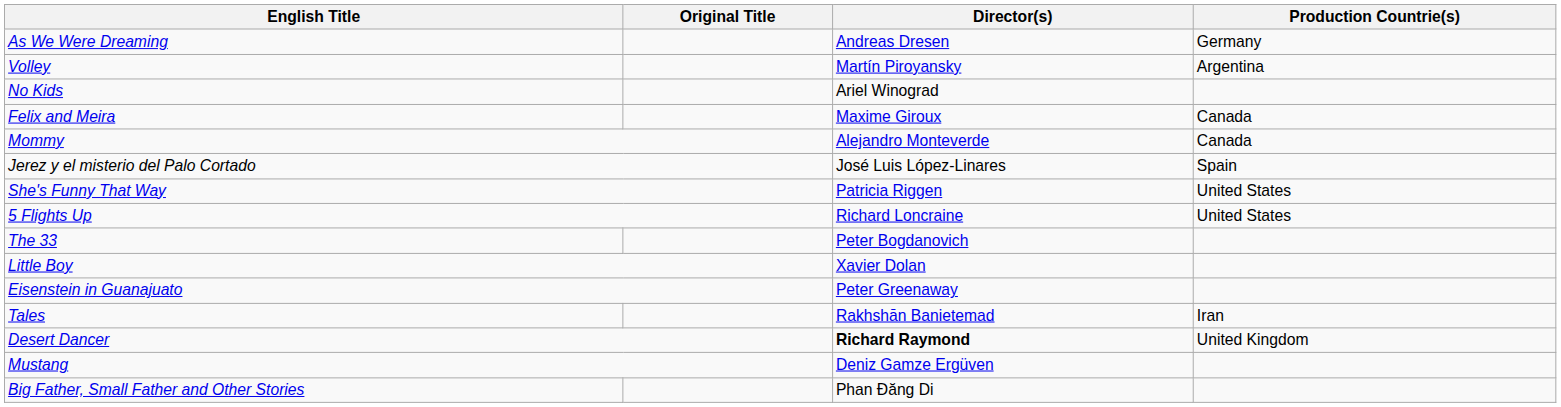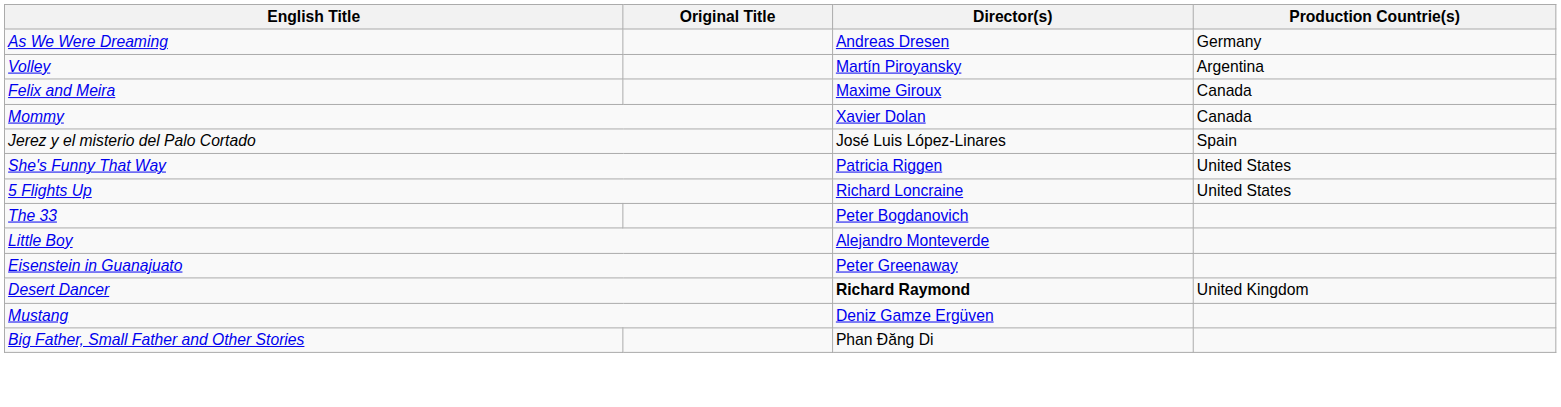- row: (36, 91)
(913, 141) Alejandro Monteverde -> (881, 116) Xavier Dolan
(881, 265) Xavier Dolan -> (913, 240) Alejandro Monteverde
- row: (27, 315)
